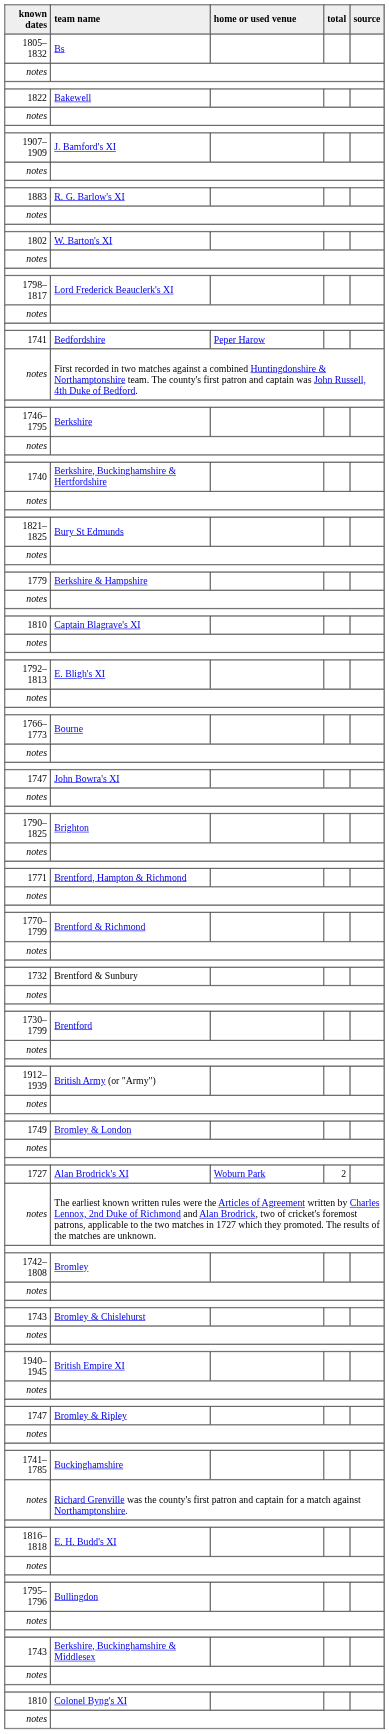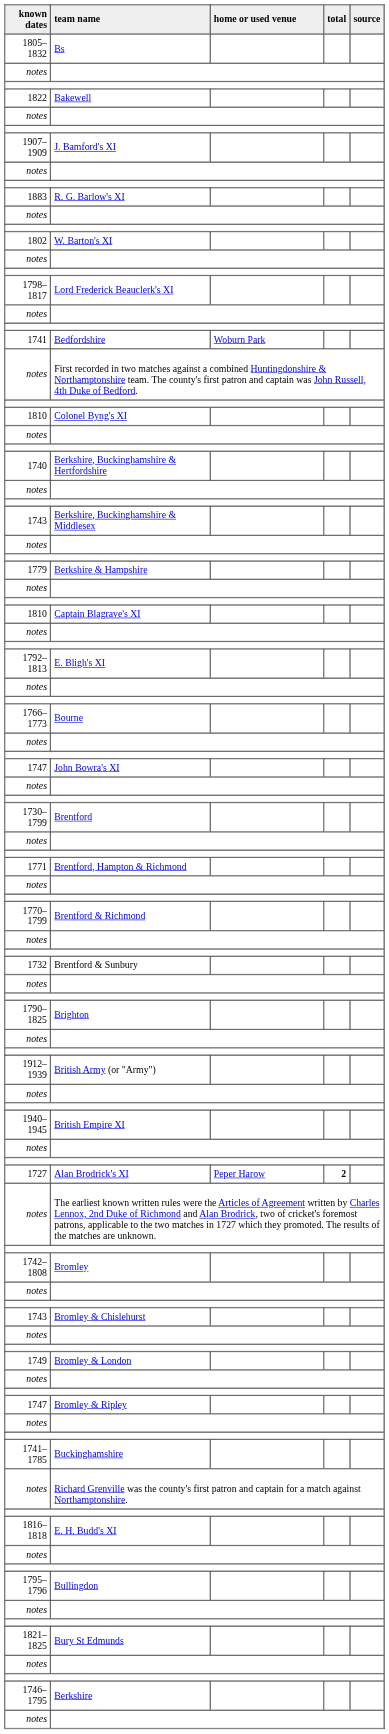(239, 339) Peper Harow -> (240, 339) Woburn Park
rows swapped: (35, 422) <-> (37, 1701)
rows swapped: (37, 1651) <-> (35, 531)
rows swapped: (35, 1025) <-> (35, 828)
rows swapped: (35, 1366) <-> (37, 1130)
(240, 1174) Woburn Park -> (239, 1174) Peper Harow
(344, 1174) normal -> (344, 1174) bold
